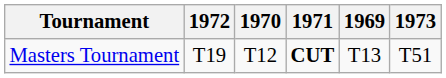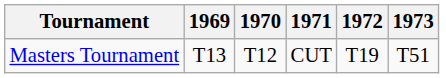columns swapped: (365, 21) <-> (209, 21)
(312, 55) bold -> (311, 55) normal
